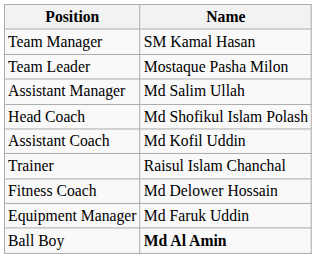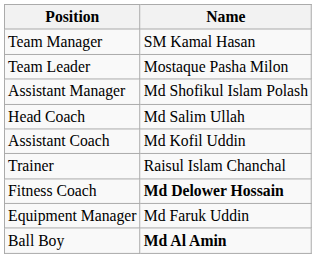(194, 91) Md Salim Ullah -> (226, 91) Md Shofikul Islam Polash
(226, 116) Md Shofikul Islam Polash -> (194, 116) Md Salim Ullah
(211, 191) normal -> (214, 191) bold
